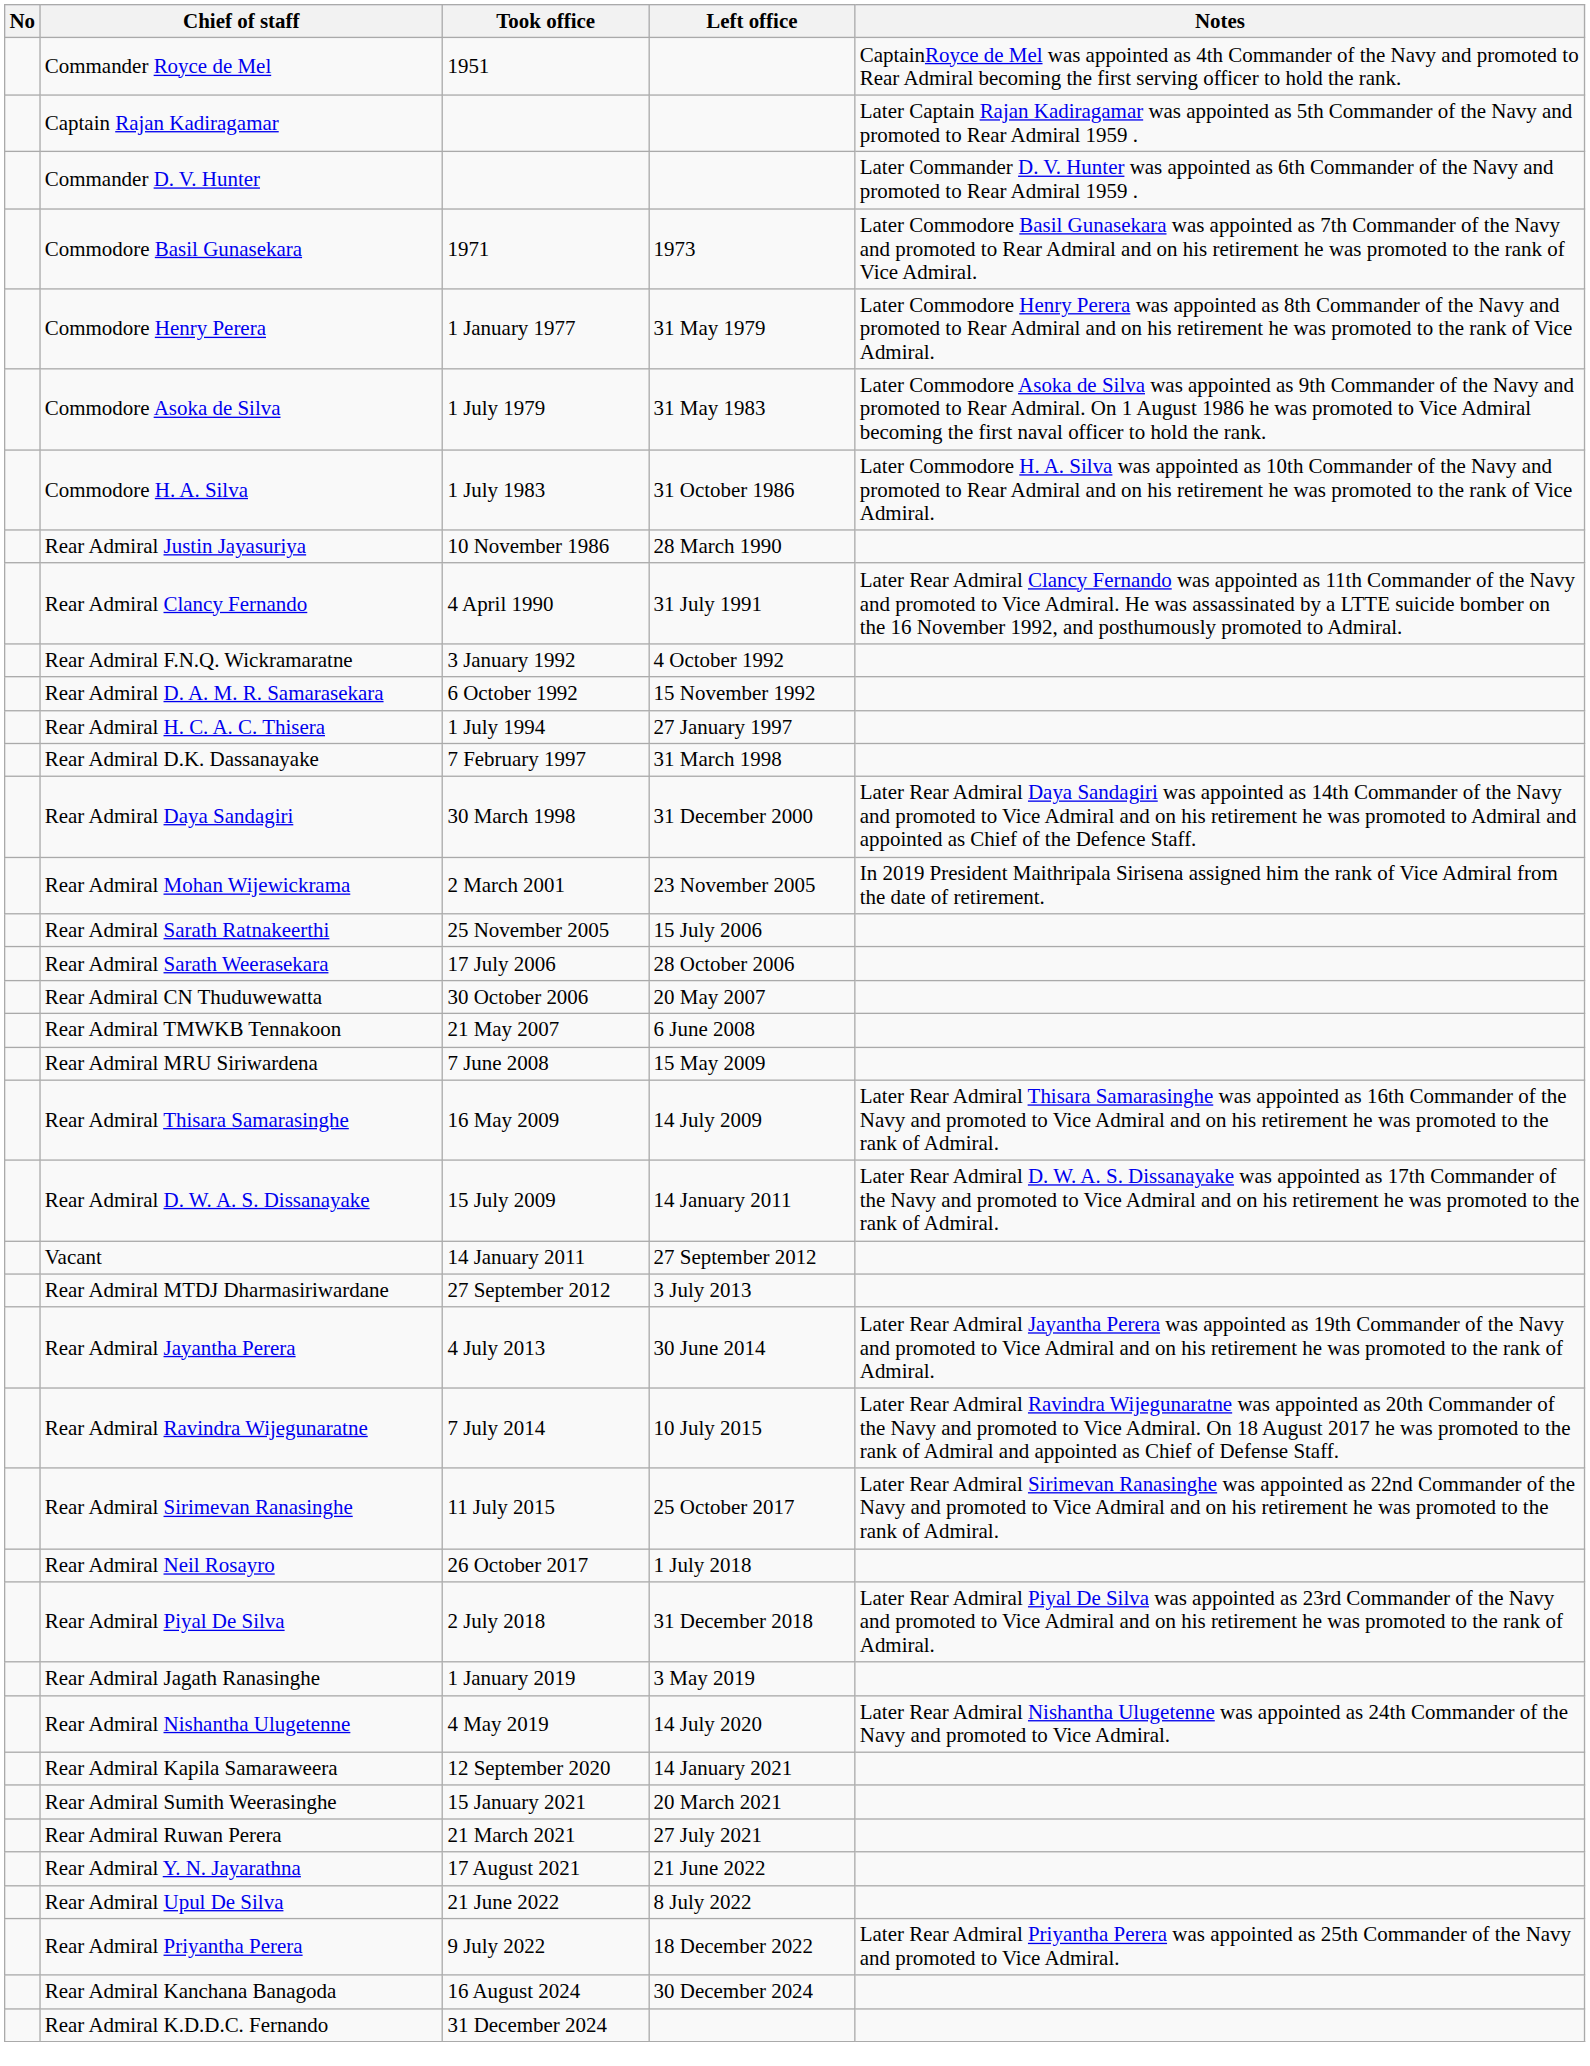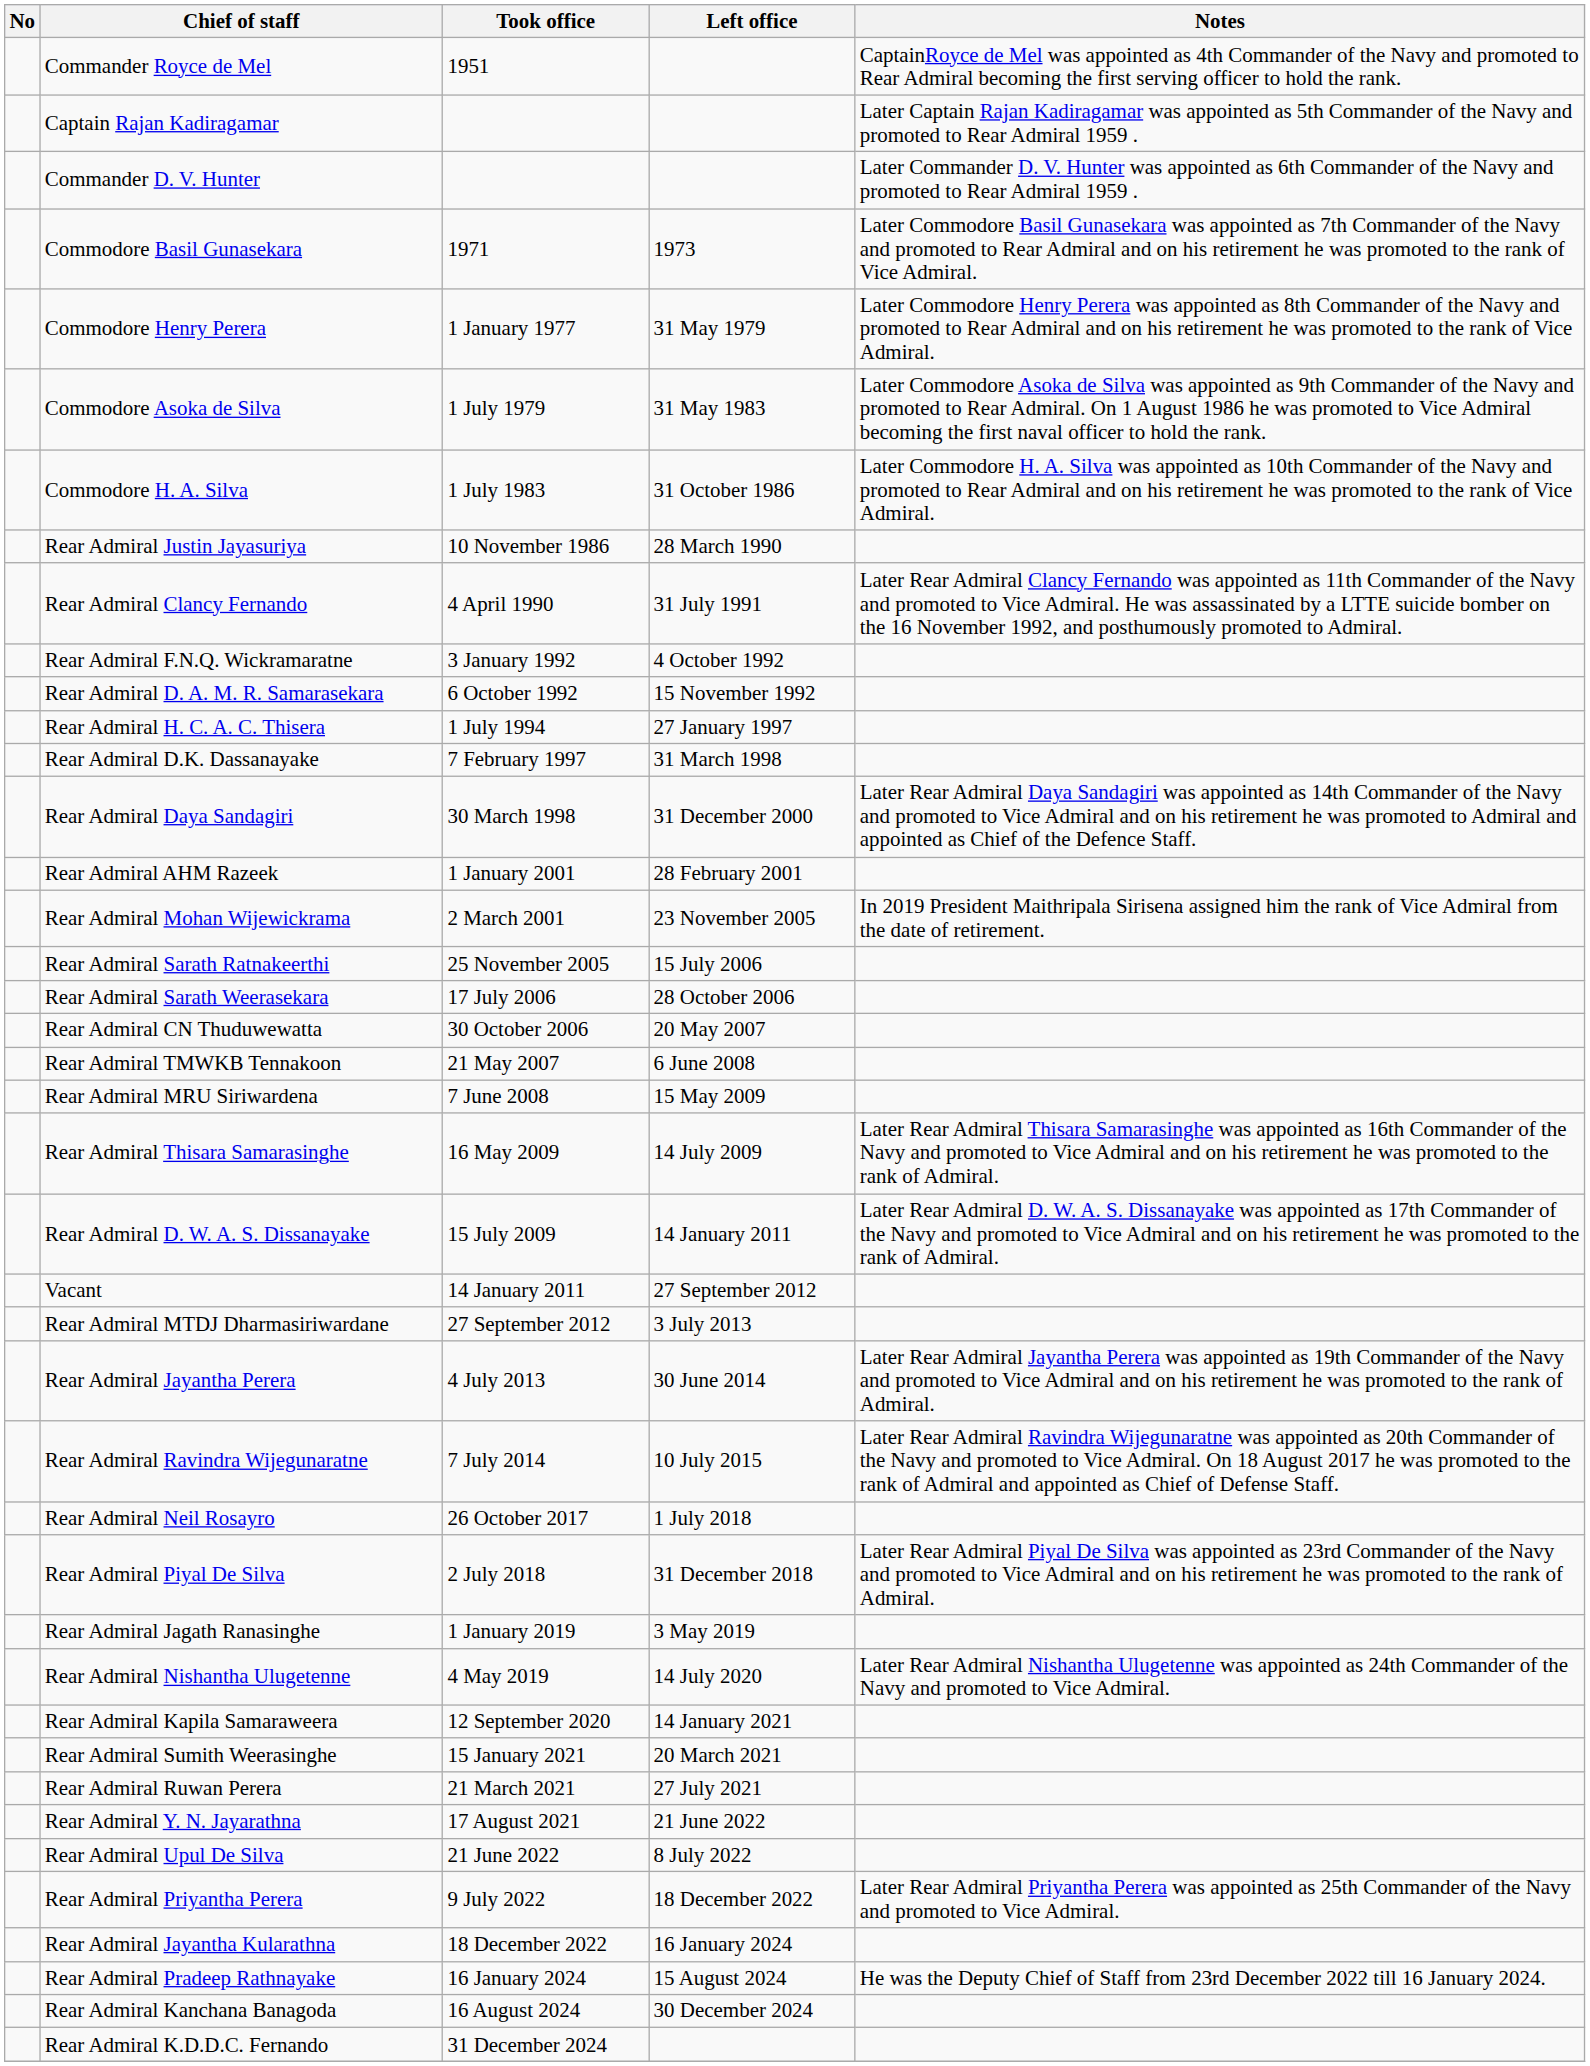+ row: (161, 873)
- row: (199, 1508)
+ row: (190, 1944)
+ row: (190, 1977)
